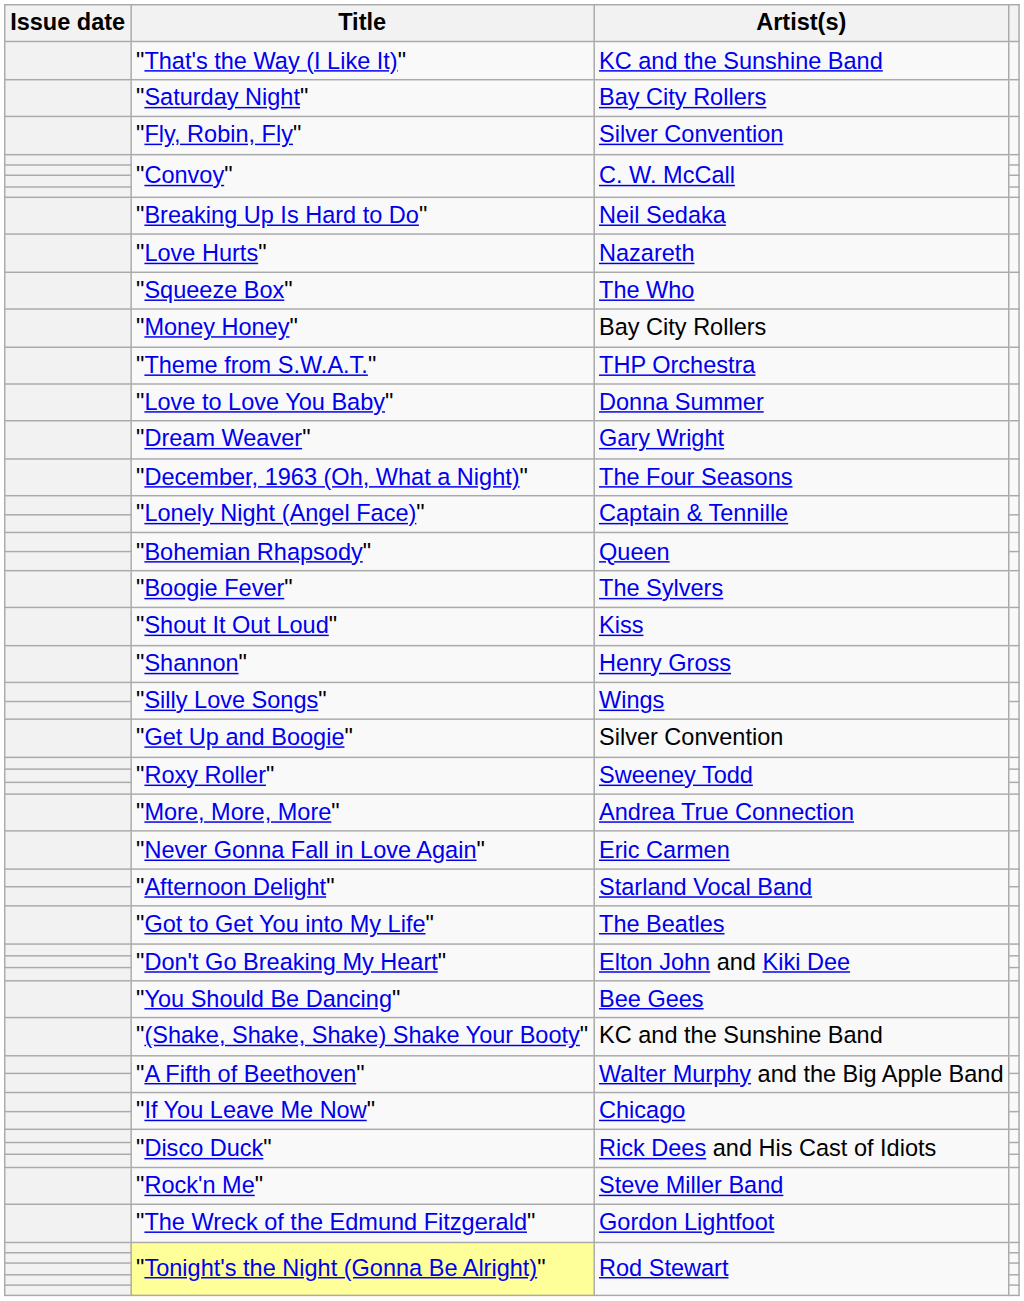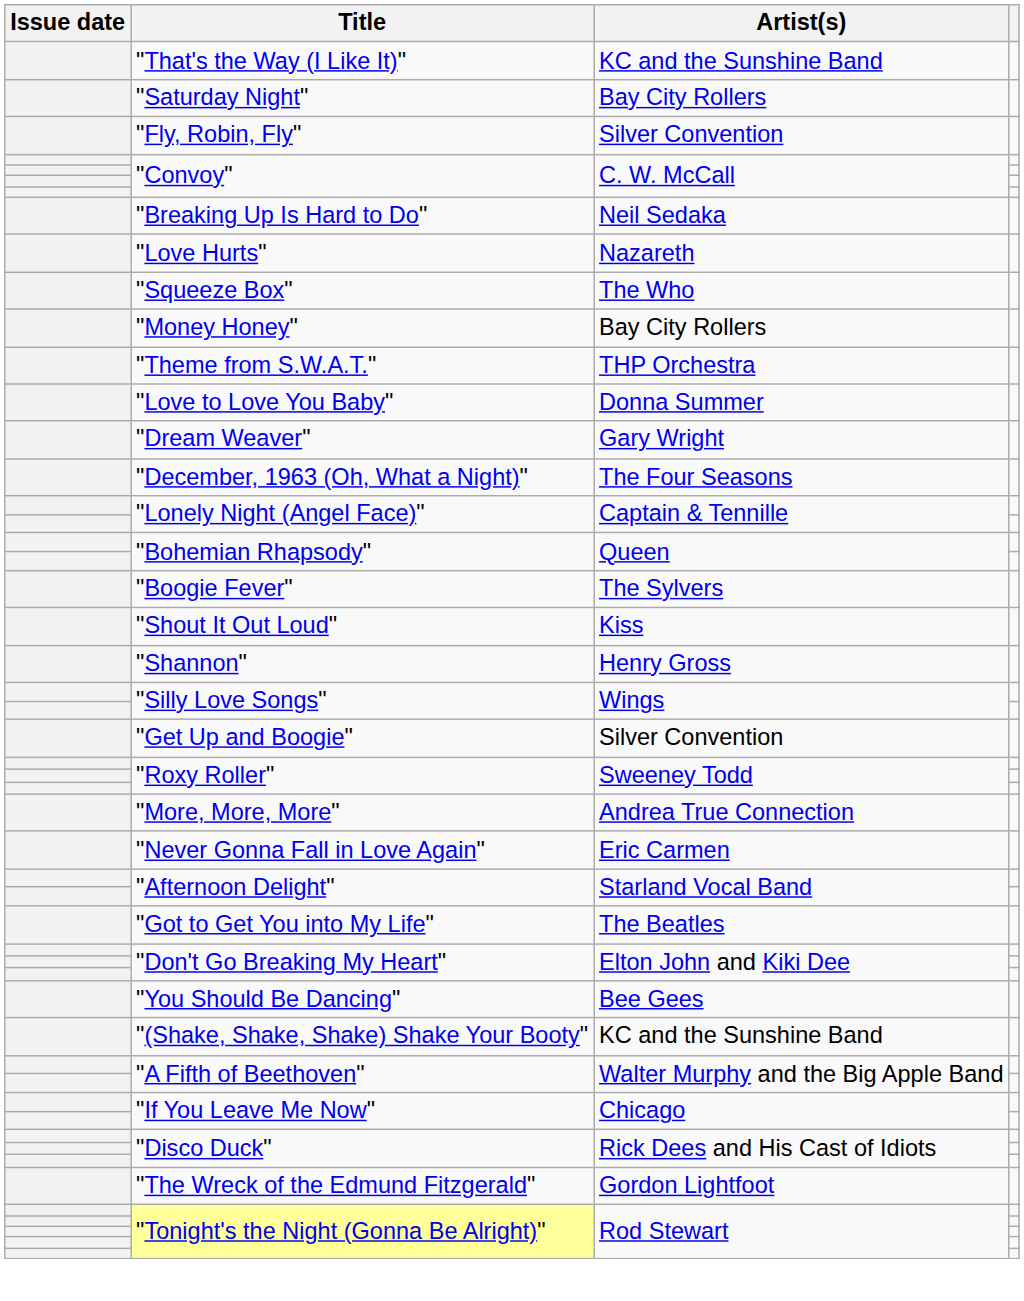- row: (200, 1185)
